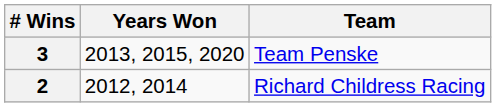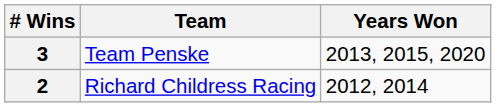columns swapped: (370, 21) <-> (165, 21)
